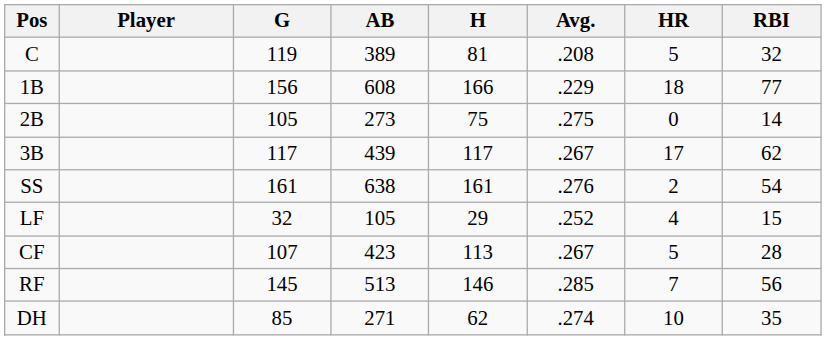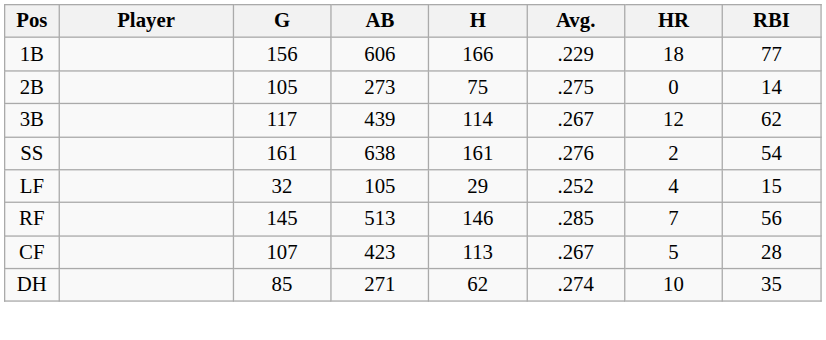- row: (32, 53)
(380, 86) 608 -> (380, 53) 606
(478, 152) 117 -> (478, 119) 114
(674, 152) 17 -> (674, 119) 12
rows swapped: (32, 251) <-> (32, 284)
